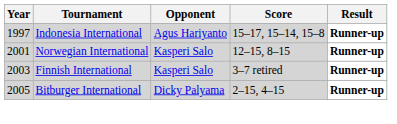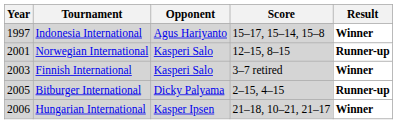(357, 33) Runner-up -> (354, 33) Winner
(357, 71) Runner-up -> (354, 71) Winner
+ row: (91, 109)
